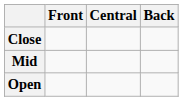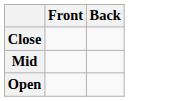- column: (113, 15)
